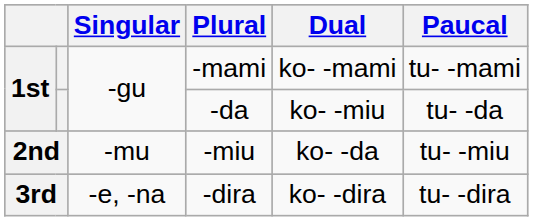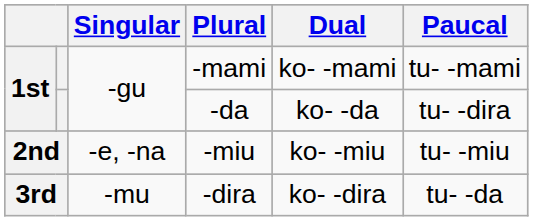(337, 109) ko- -miu -> (337, 109) ko- -da
(465, 109) tu- -da -> (465, 109) tu- -dira
(127, 151) -mu -> (127, 151) -e, -na
(337, 151) ko- -da -> (337, 151) ko- -miu
(127, 194) -e, -na -> (127, 194) -mu
(465, 194) tu- -dira -> (465, 194) tu- -da
